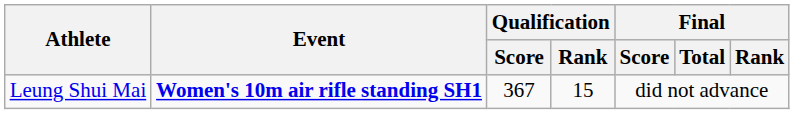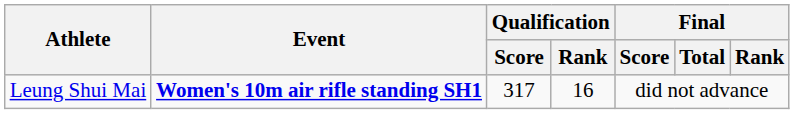(519, 91) 367 -> (519, 91) 317
(583, 91) 15 -> (583, 91) 16
